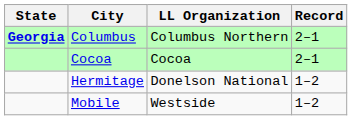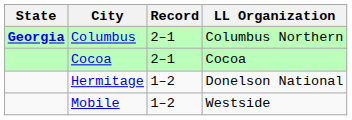columns swapped: (219, 16) <-> (319, 16)
